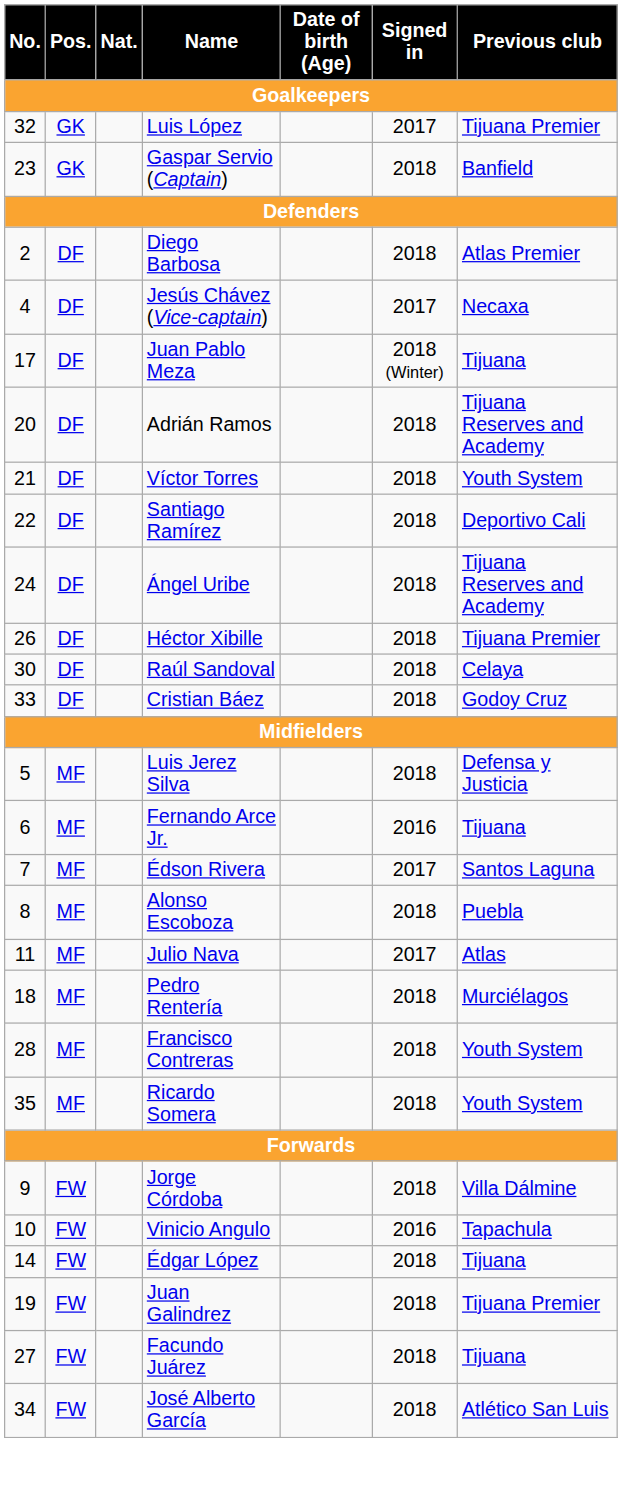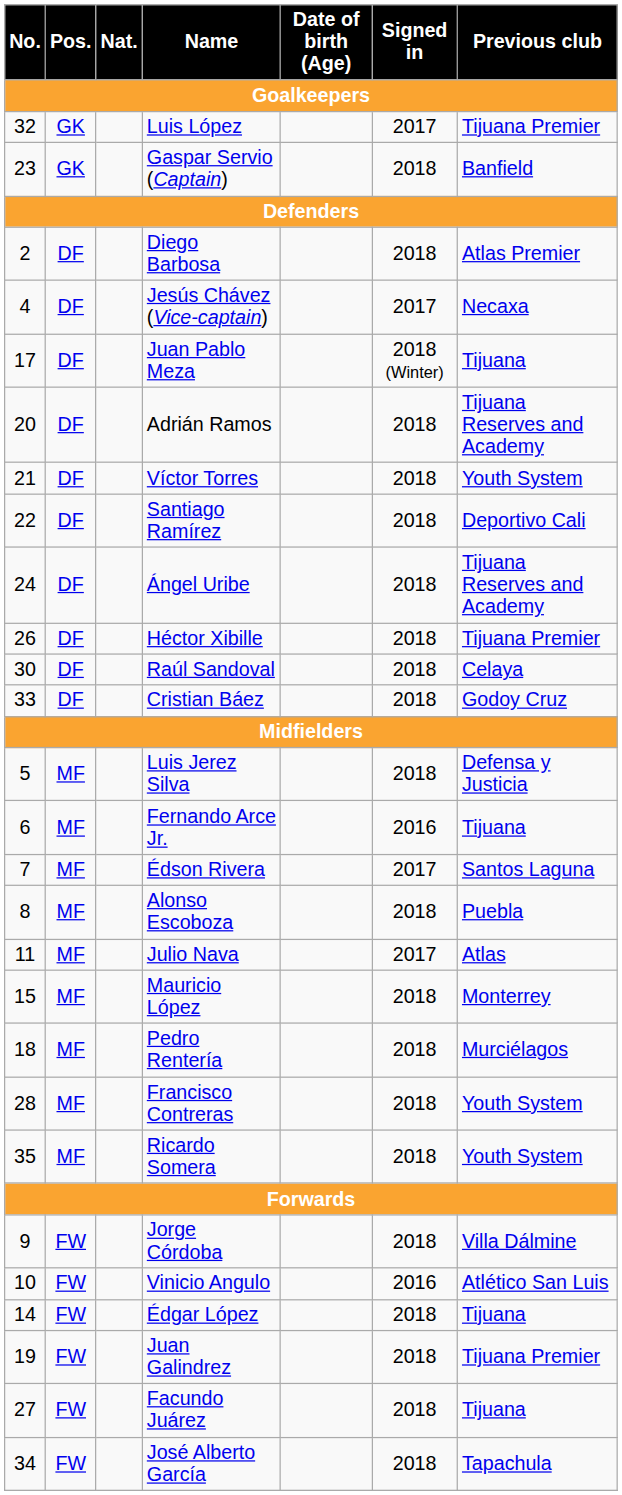+ row: (184, 996)
(507, 1230) Tapachula -> (535, 1283) Atlético San Luis
(535, 1410) Atlético San Luis -> (507, 1463) Tapachula
